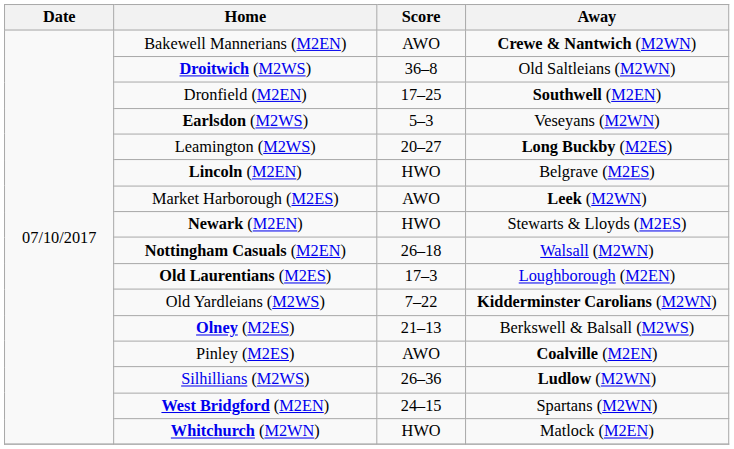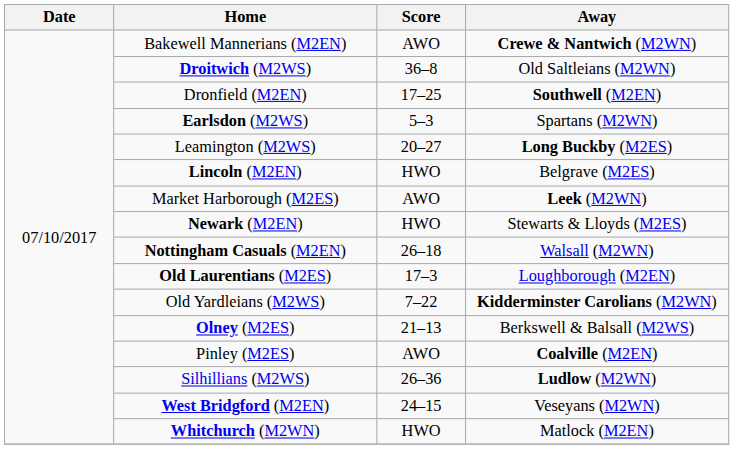(597, 120) Veseyans (M2WN) -> (597, 120) Spartans (M2WN)
(597, 405) Spartans (M2WN) -> (597, 405) Veseyans (M2WN)
